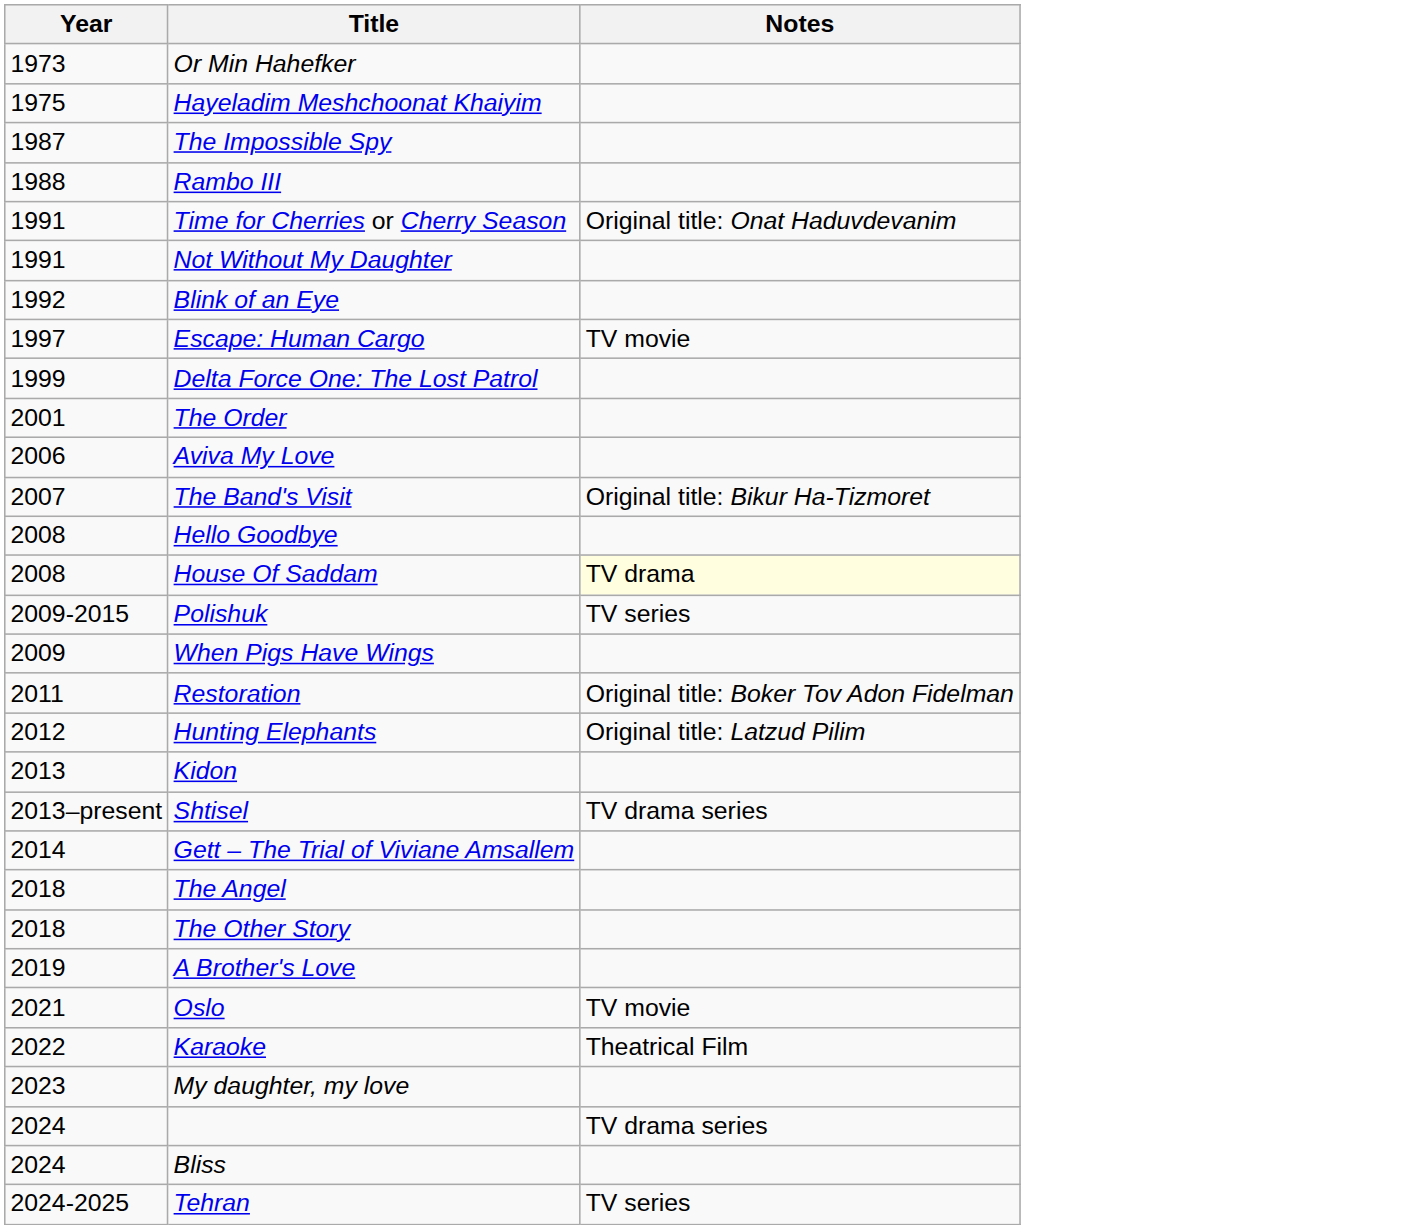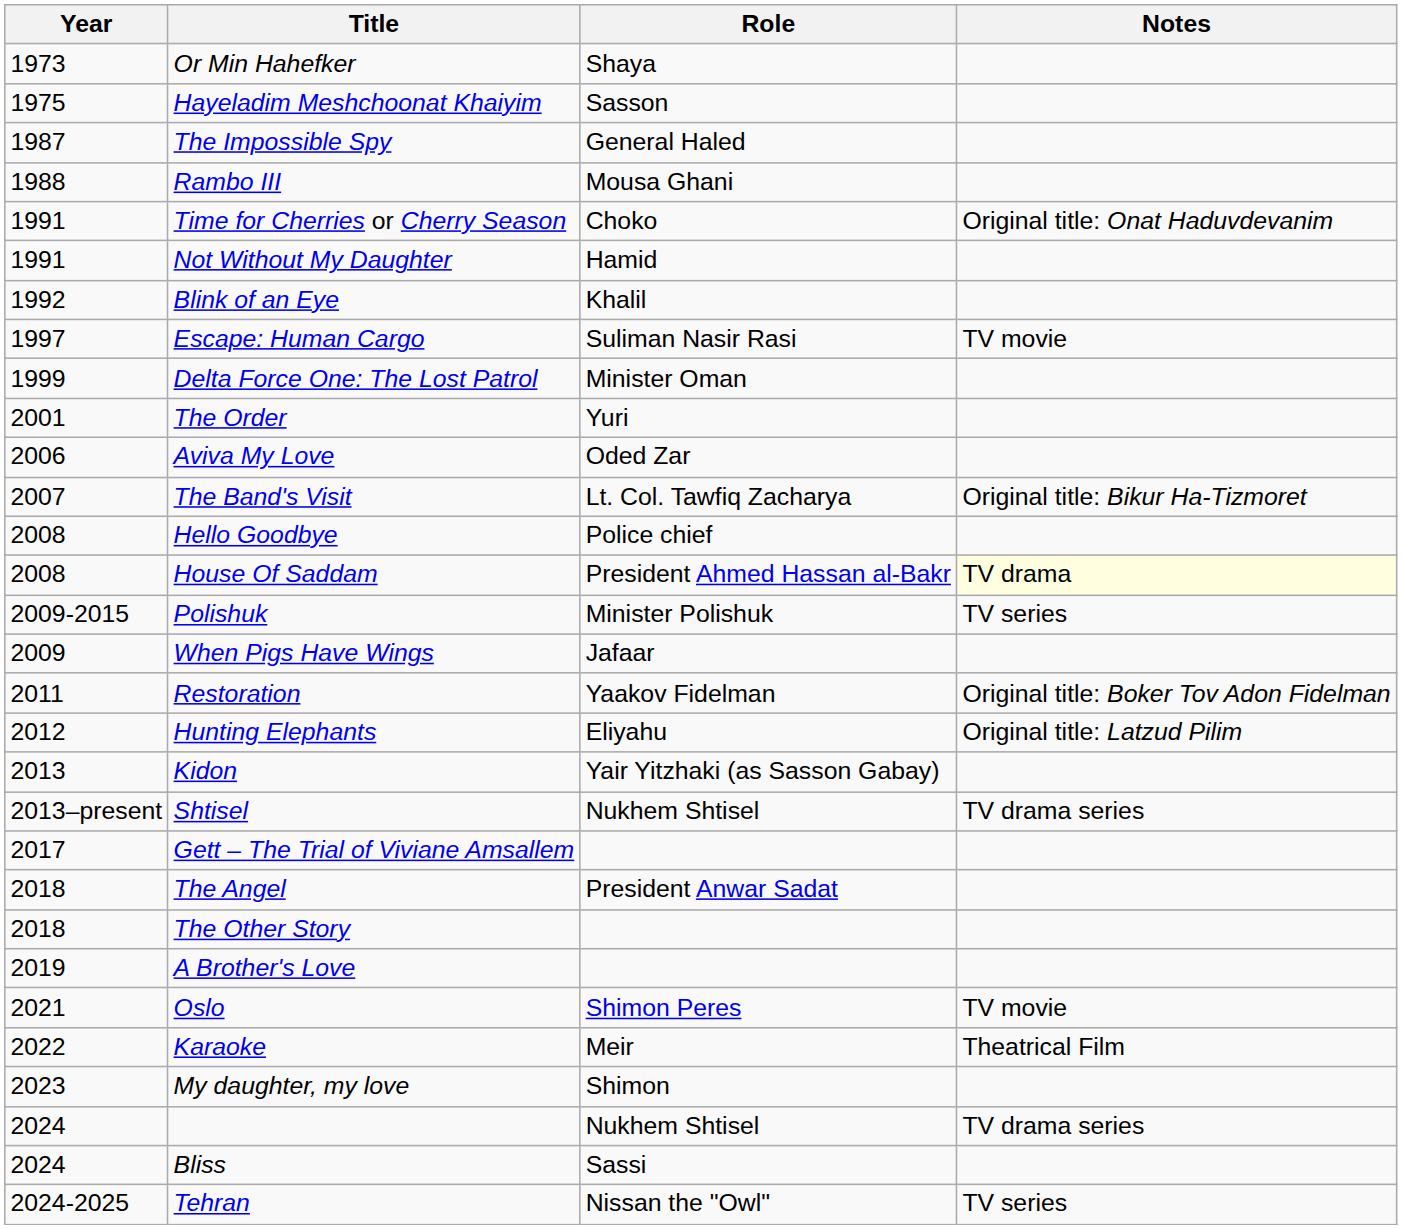+ column: (768, 24)
(38, 850) 2014 -> (38, 850) 2017
